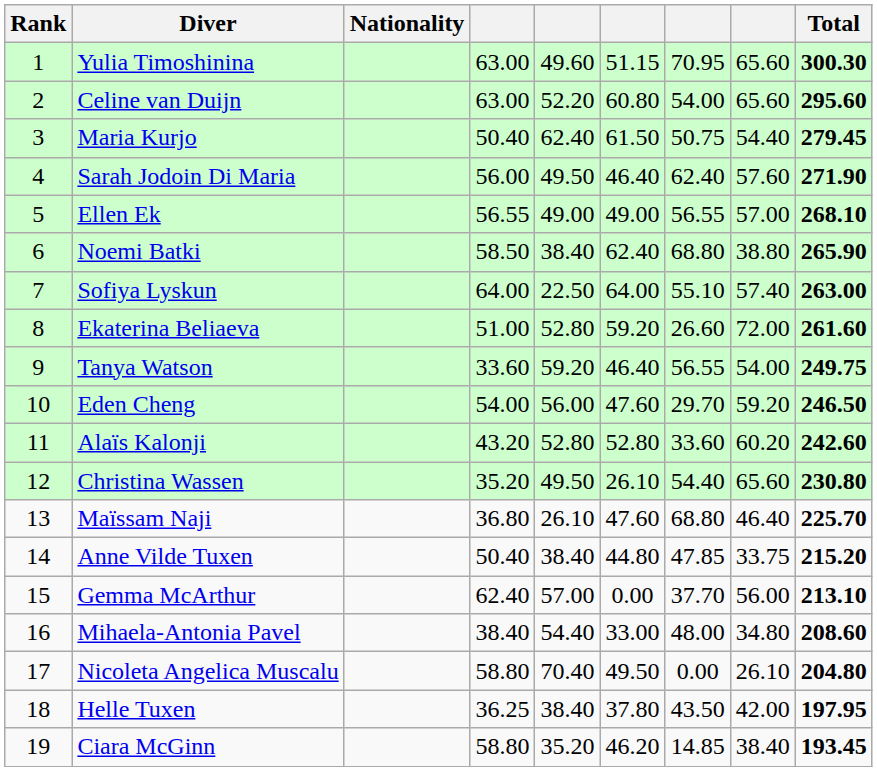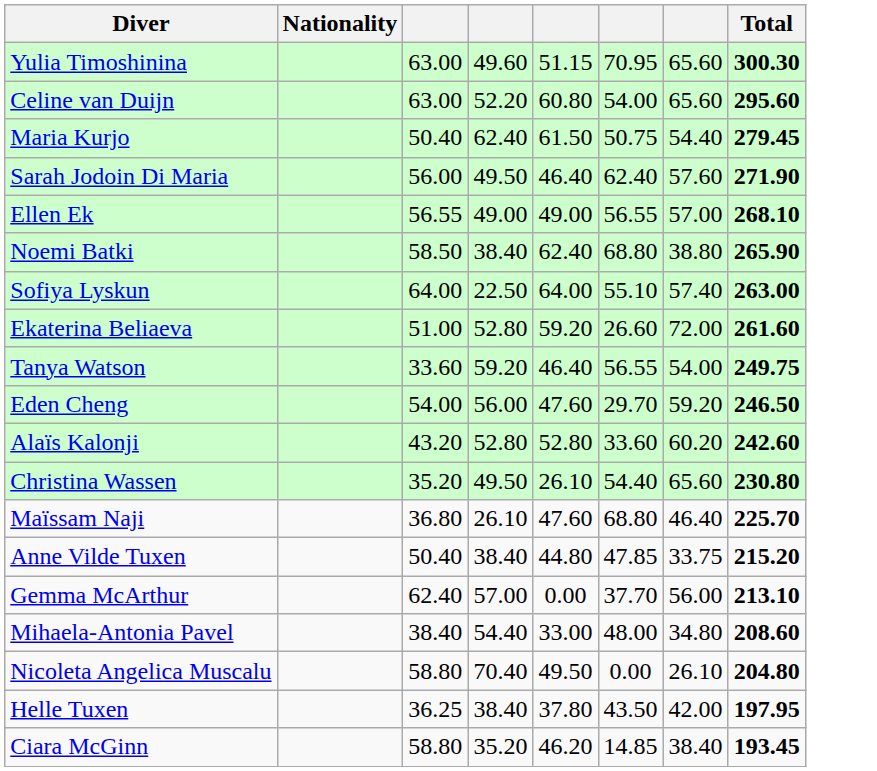- column: (38, 23)
